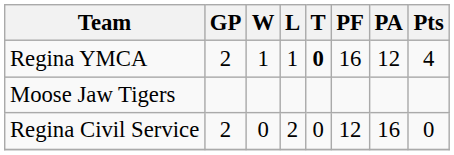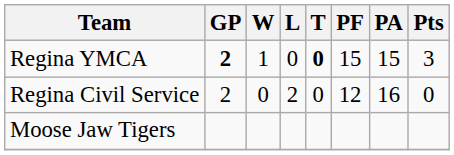(225, 58) normal -> (225, 58) bold
(293, 58) 1 -> (293, 58) 0
(350, 58) 16 -> (350, 58) 15
(389, 58) 12 -> (389, 58) 15
(429, 58) 4 -> (429, 58) 3
rows swapped: (105, 130) <-> (93, 94)
